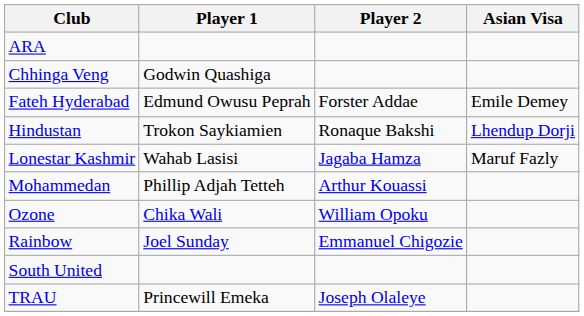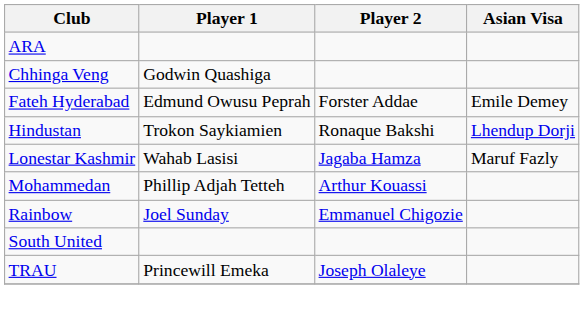- row: (32, 213)
